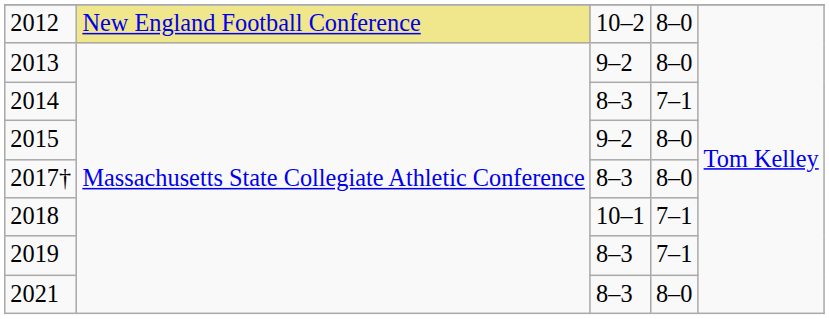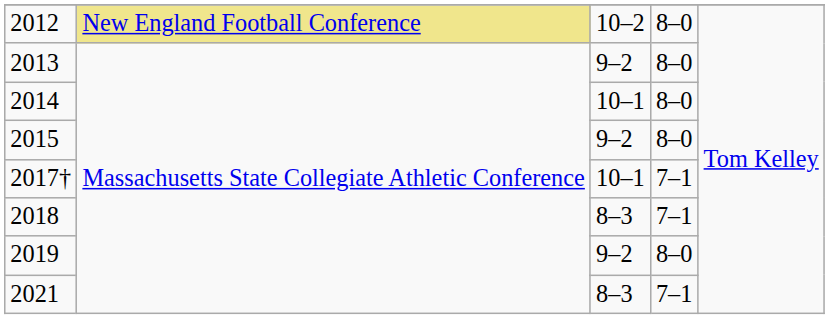(614, 100) 8–3 -> (620, 100) 10–1
(674, 100) 7–1 -> (674, 100) 8–0
(614, 178) 8–3 -> (620, 178) 10–1
(674, 178) 8–0 -> (674, 178) 7–1
(620, 216) 10–1 -> (614, 216) 8–3
(614, 255) 8–3 -> (614, 255) 9–2
(674, 255) 7–1 -> (674, 255) 8–0
(674, 293) 8–0 -> (674, 293) 7–1
